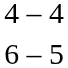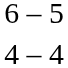rows swapped: (34, 13) <-> (34, 54)
